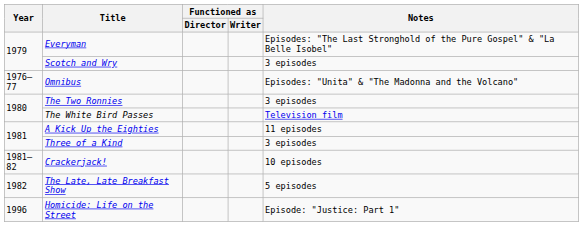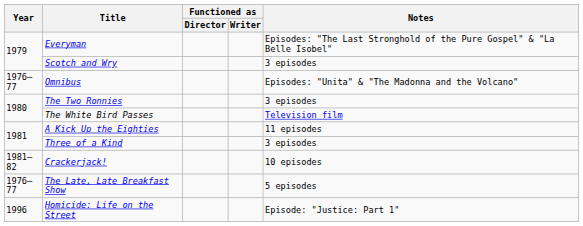(17, 186) 1982 -> (19, 186) 1976–77
